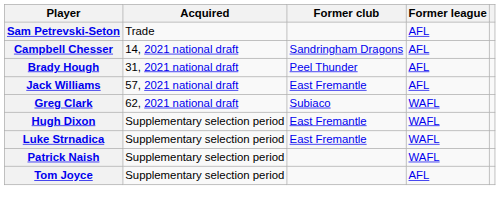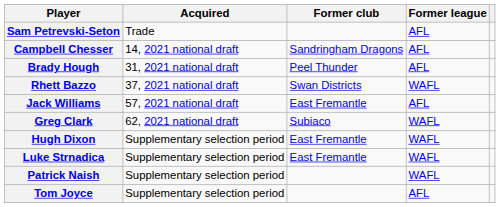+ row: (63, 85)
